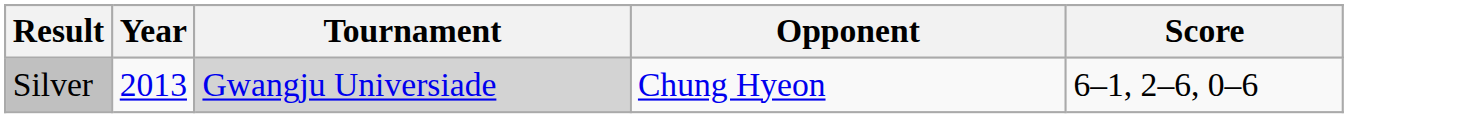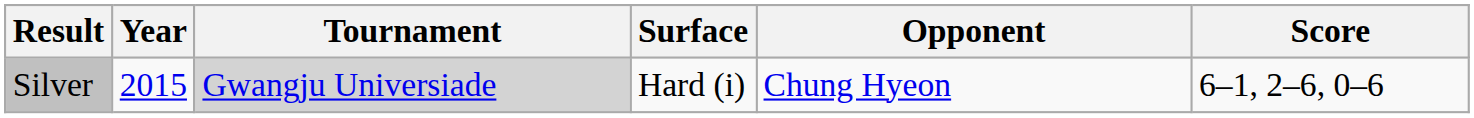+ column: (693, 31)
(153, 84) 2013 -> (153, 84) 2015
